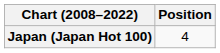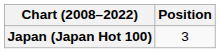(185, 36) 4 -> (185, 36) 3
